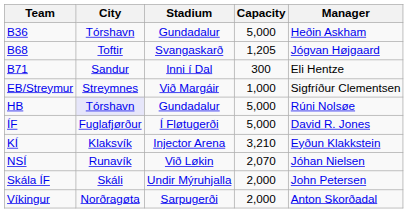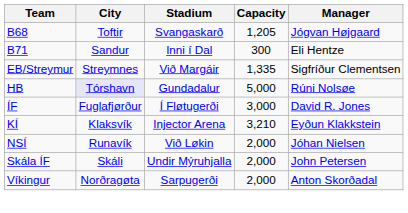- row: (17, 32)
(261, 87) 1,000 -> (261, 69) 1,335
(261, 124) 5,000 -> (261, 106) 3,000
(261, 161) 2,070 -> (261, 143) 2,000
